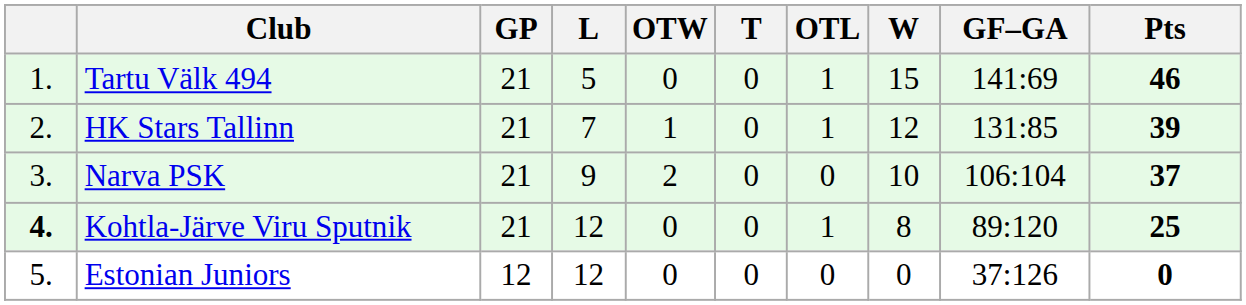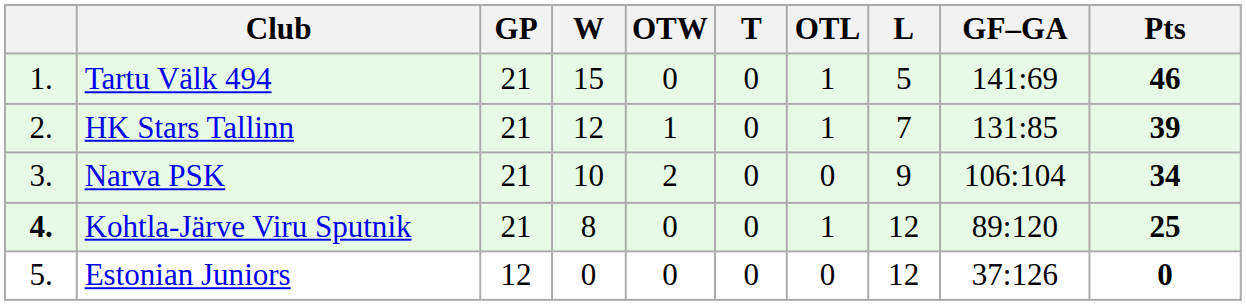columns swapped: (904, 29) <-> (589, 29)
(1165, 176) 37 -> (1165, 176) 34
